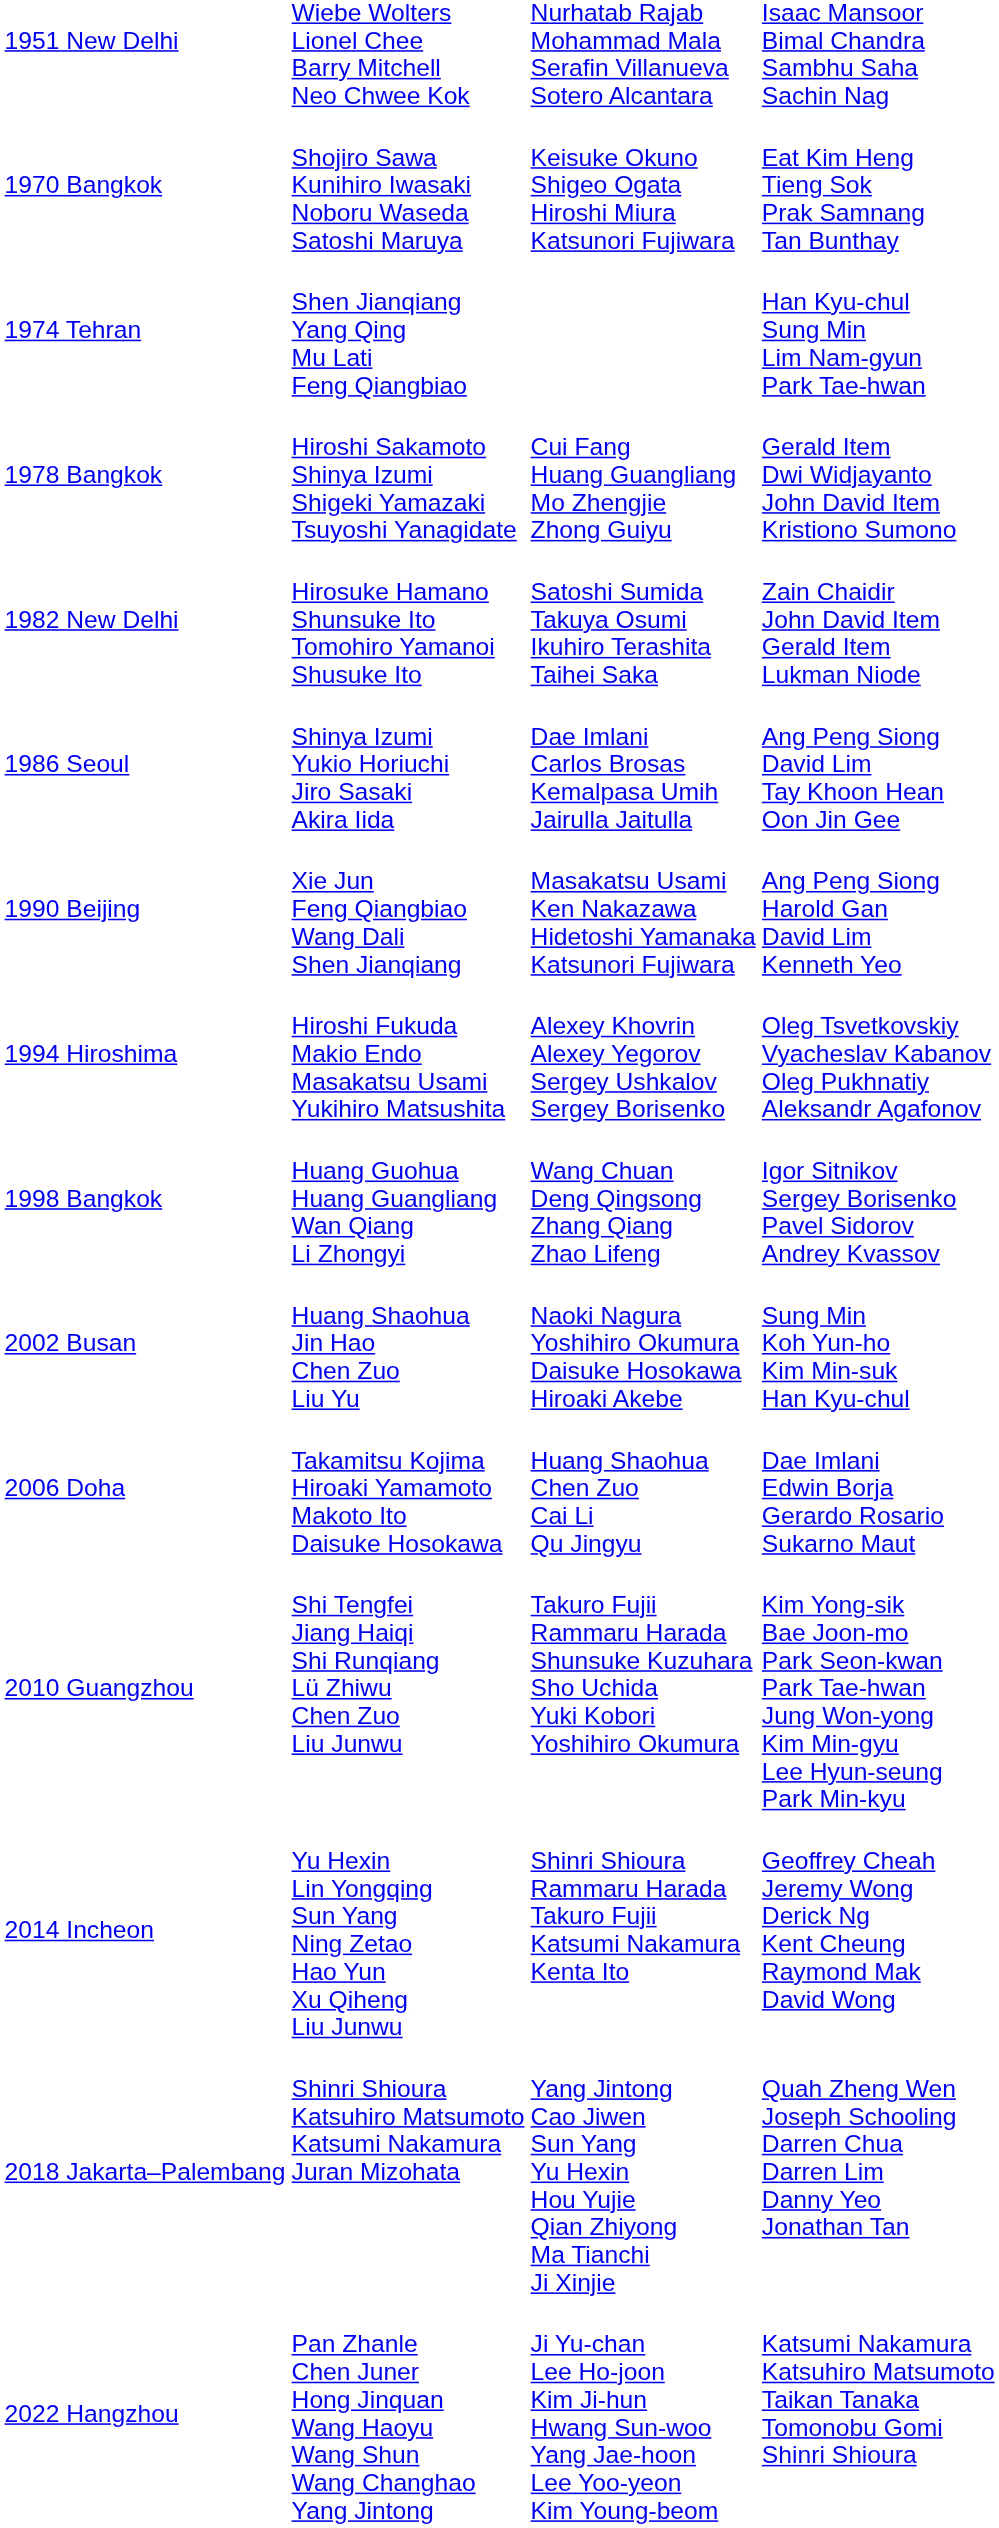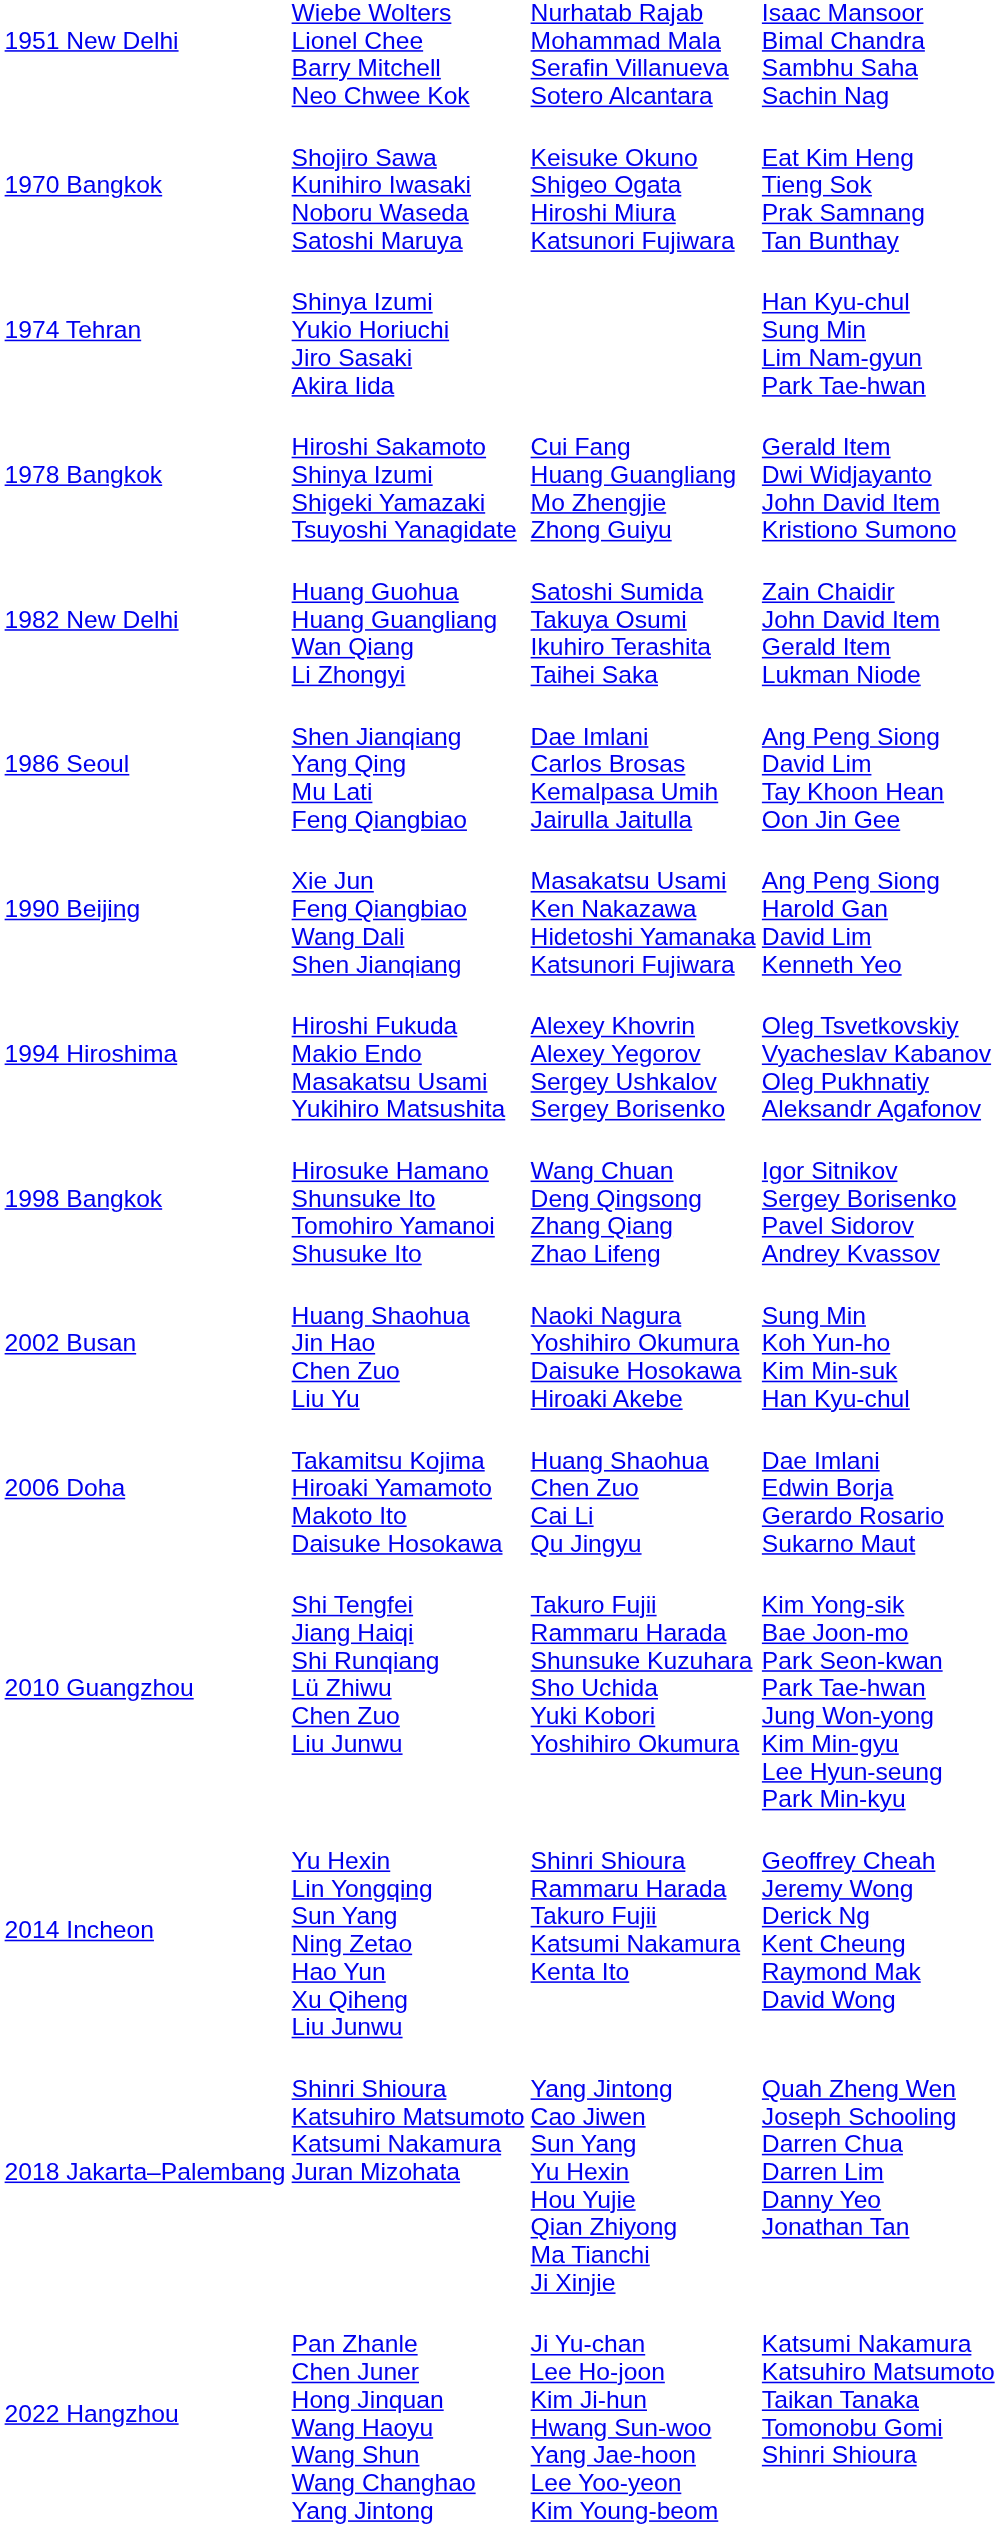(379, 344) Shen Jianqiang Yang Qing Mu Lati Feng Qiangbiao -> (370, 344) Shinya Izumi Yukio Horiuchi Jiro Sasaki Akira Iida
(393, 633) Hirosuke Hamano Shunsuke Ito Tomohiro Yamanoi Shusuke Ito -> (394, 633) Huang Guohua Huang Guangliang Wan Qiang Li Zhongyi
(370, 778) Shinya Izumi Yukio Horiuchi Jiro Sasaki Akira Iida -> (379, 778) Shen Jianqiang Yang Qing Mu Lati Feng Qiangbiao
(394, 1212) Huang Guohua Huang Guangliang Wan Qiang Li Zhongyi -> (393, 1212) Hirosuke Hamano Shunsuke Ito Tomohiro Yamanoi Shusuke Ito
